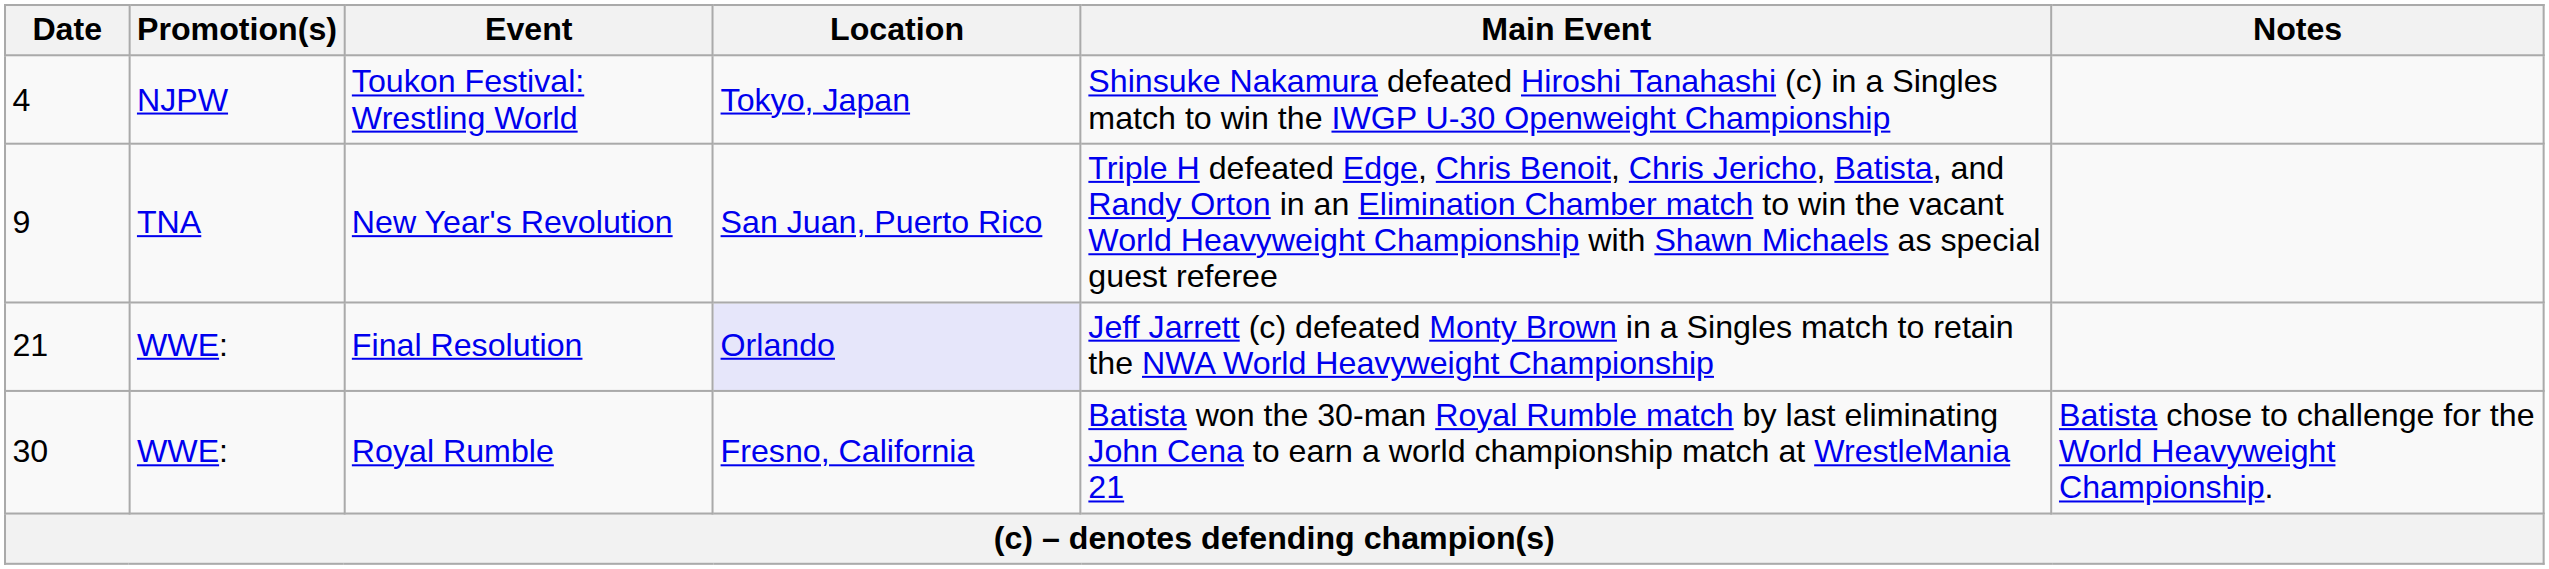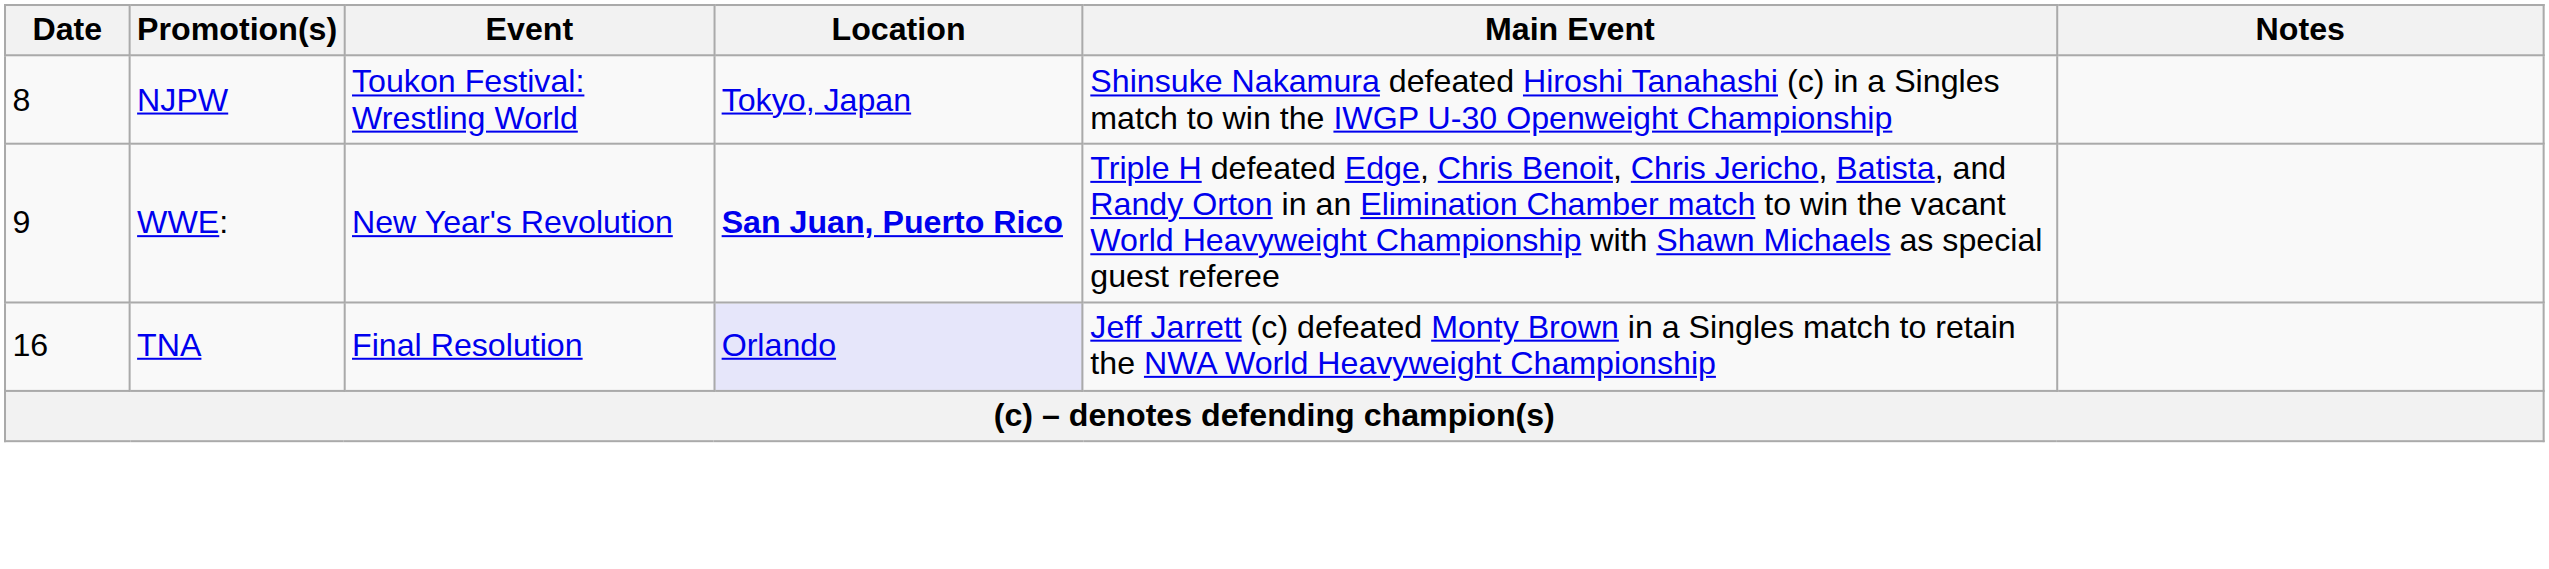(21, 99) 4 -> (21, 99) 8
(169, 222) TNA -> (183, 222) WWE:
(881, 222) normal -> (892, 222) bold
(30, 345) 21 -> (30, 345) 16
(182, 345) WWE: -> (169, 345) TNA
- row: (453, 451)
